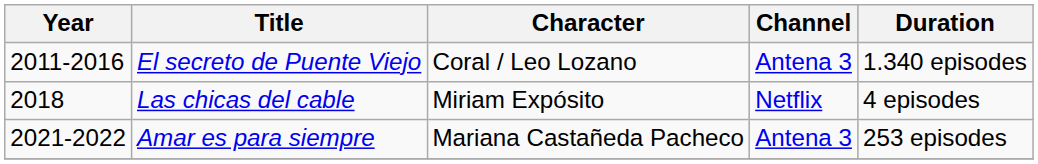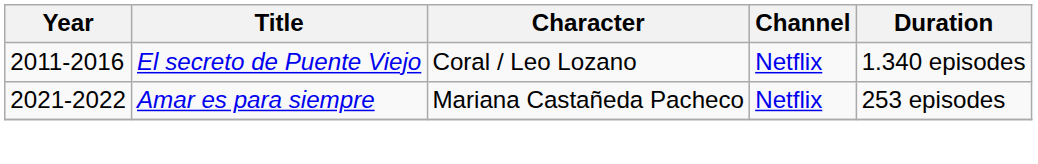(804, 61) Antena 3 -> (789, 61) Netflix
- row: (246, 100)
(804, 138) Antena 3 -> (789, 100) Netflix
